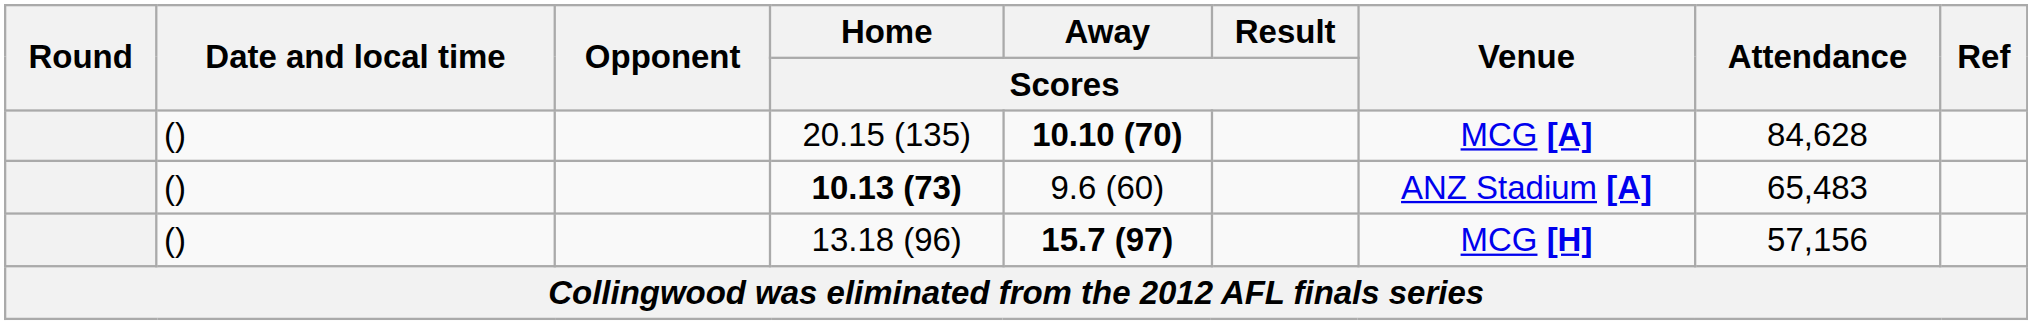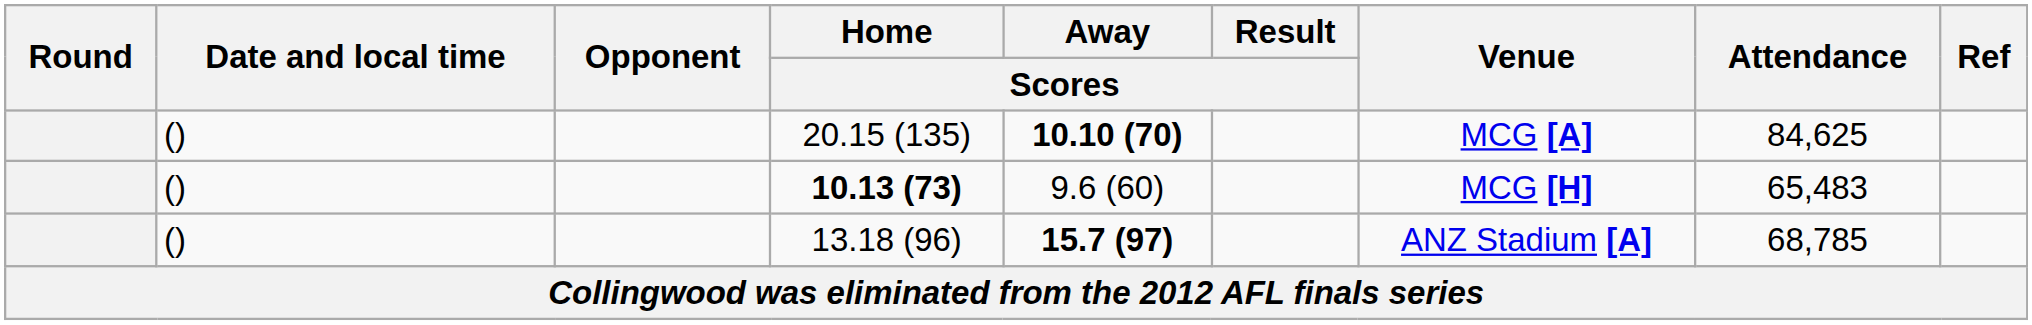(1818, 136) 84,628 -> (1818, 136) 84,625
(1526, 188) ANZ Stadium [A] -> (1526, 188) MCG [H]
(1526, 240) MCG [H] -> (1526, 240) ANZ Stadium [A]
(1818, 240) 57,156 -> (1818, 240) 68,785
